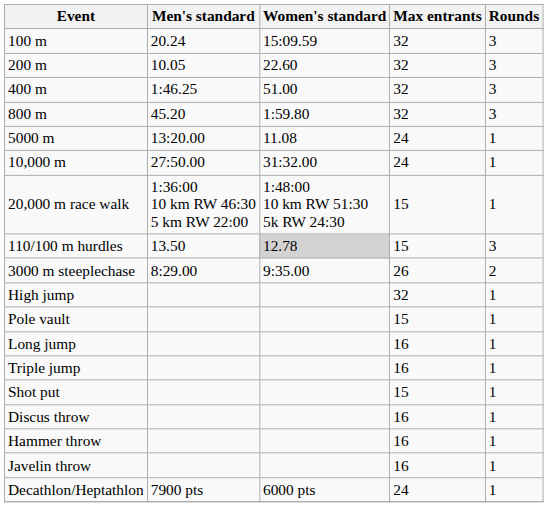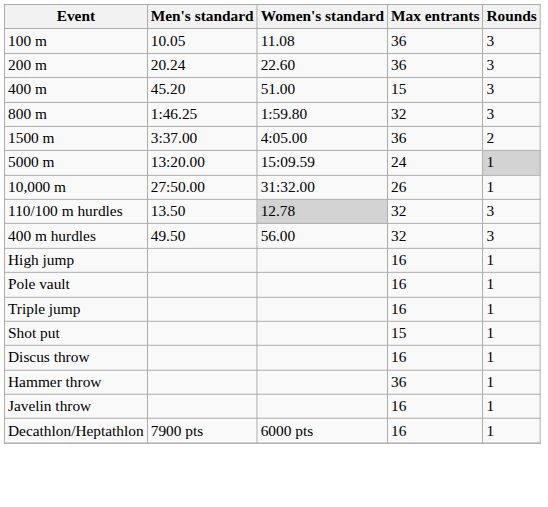(168, 41) 20.24 -> (168, 41) 10.05
(290, 41) 15:09.59 -> (278, 41) 11.08
(401, 41) 32 -> (399, 41) 36
(168, 65) 10.05 -> (168, 65) 20.24
(401, 65) 32 -> (399, 65) 36
(174, 89) 1:46.25 -> (168, 89) 45.20
(401, 89) 32 -> (399, 89) 15
(168, 114) 45.20 -> (174, 114) 1:46.25
+ row: (31, 138)
(280, 138) 11.08 -> (288, 162) 15:09.59
(493, 138) no background -> (490, 162) lightgrey background
(401, 162) 24 -> (399, 187) 26
- row: (69, 204)
(401, 246) 15 -> (399, 211) 32
+ row: (52, 235)
- row: (72, 270)
(401, 294) 32 -> (399, 260) 16
(401, 319) 15 -> (399, 284) 16
- row: (42, 343)
(401, 440) 16 -> (399, 382) 36
(401, 489) 24 -> (399, 430) 16
